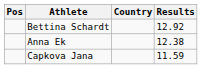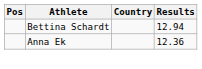(170, 27) 12.92 -> (170, 27) 12.94
(170, 41) 12.38 -> (170, 41) 12.36
- row: (60, 56)
